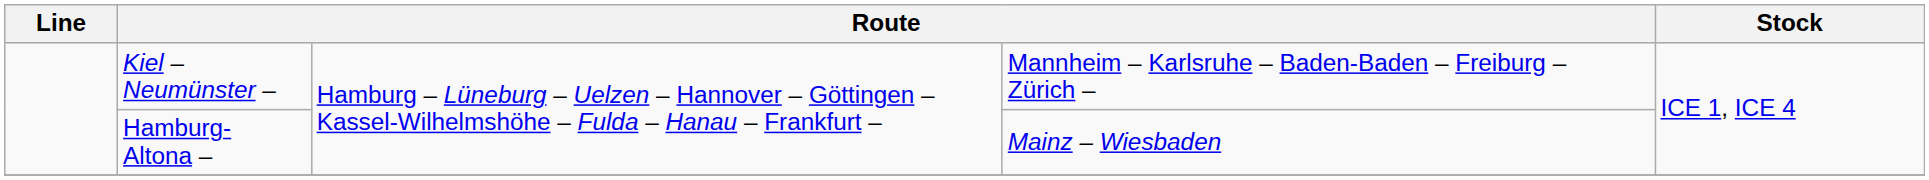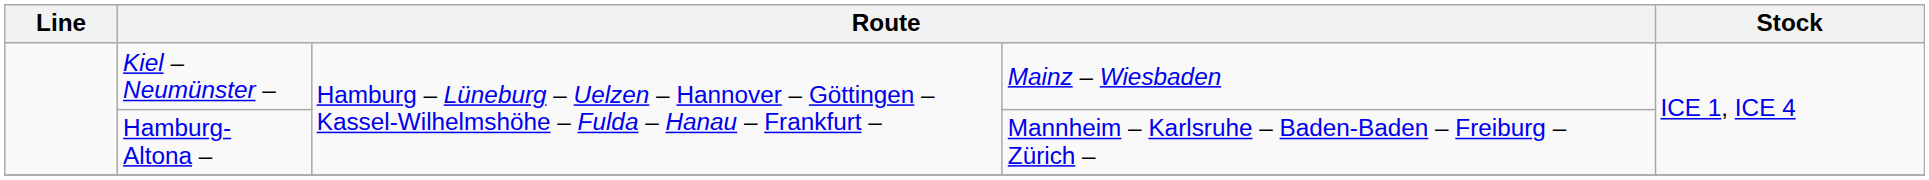(1287, 76) Mannheim – Karlsruhe – Baden-Baden – Freiburg – Zürich – -> (1114, 76) Mainz – Wiesbaden
(1114, 141) Mainz – Wiesbaden -> (1287, 141) Mannheim – Karlsruhe – Baden-Baden – Freiburg – Zürich –
